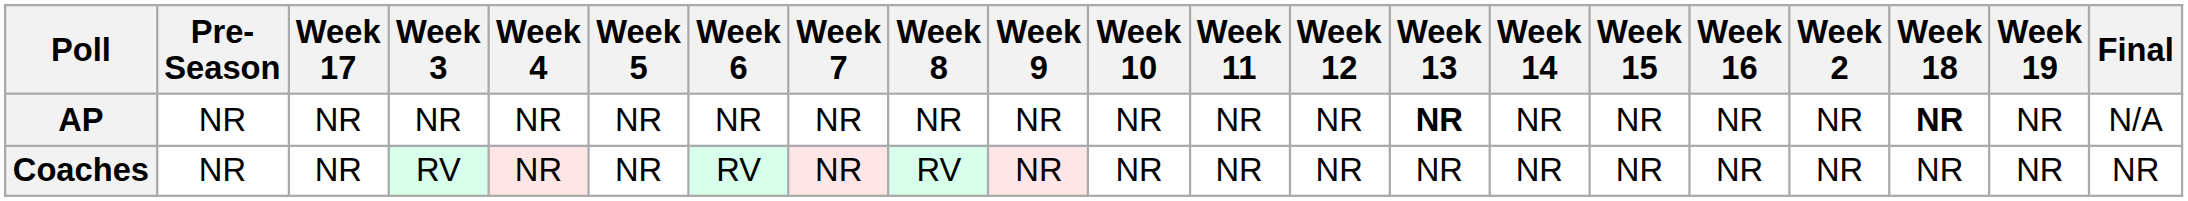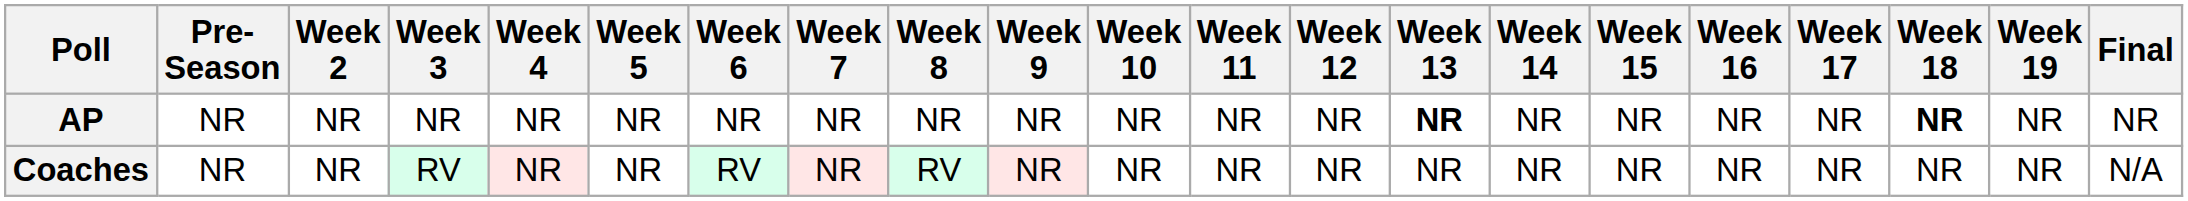columns swapped: (1840, 50) <-> (338, 50)
(2136, 119) N/A -> (2136, 119) NR
(2136, 171) NR -> (2136, 171) N/A
